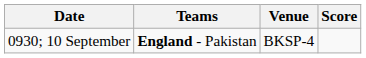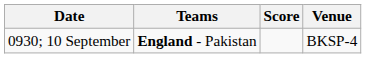columns swapped: (289, 16) <-> (339, 16)
